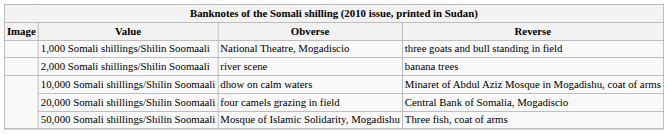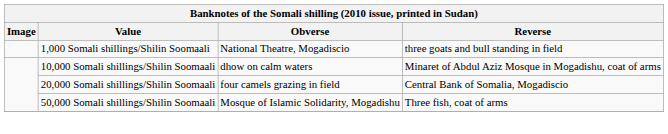- row: (125, 67)
